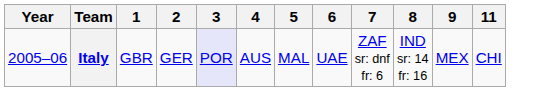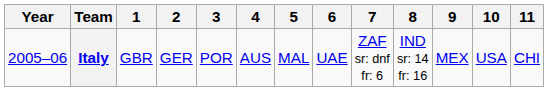+ column: (491, 17)
(216, 58) lavender background -> (216, 58) no background
